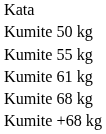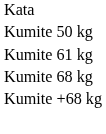- row: (48, 54)
